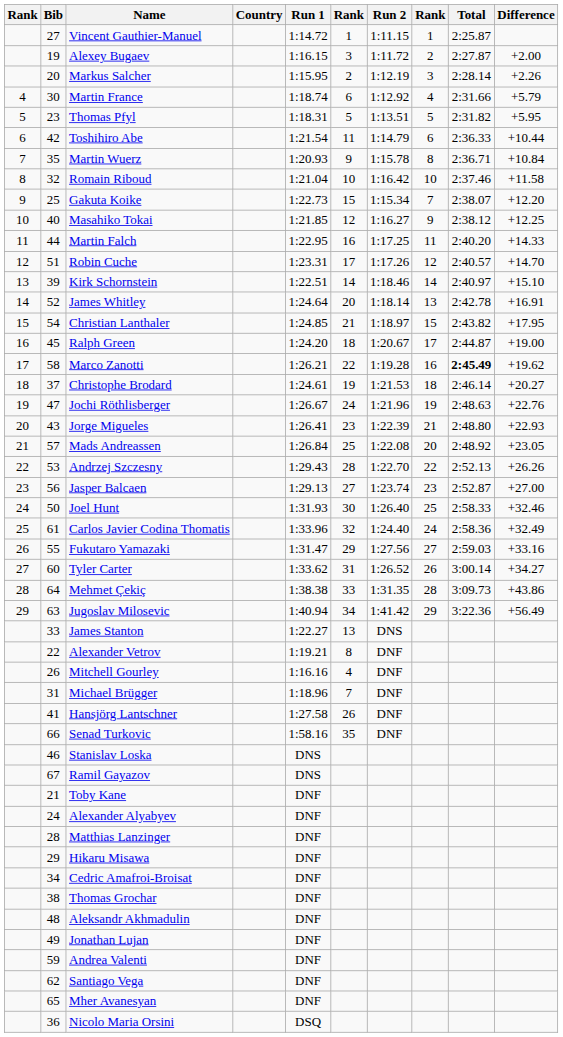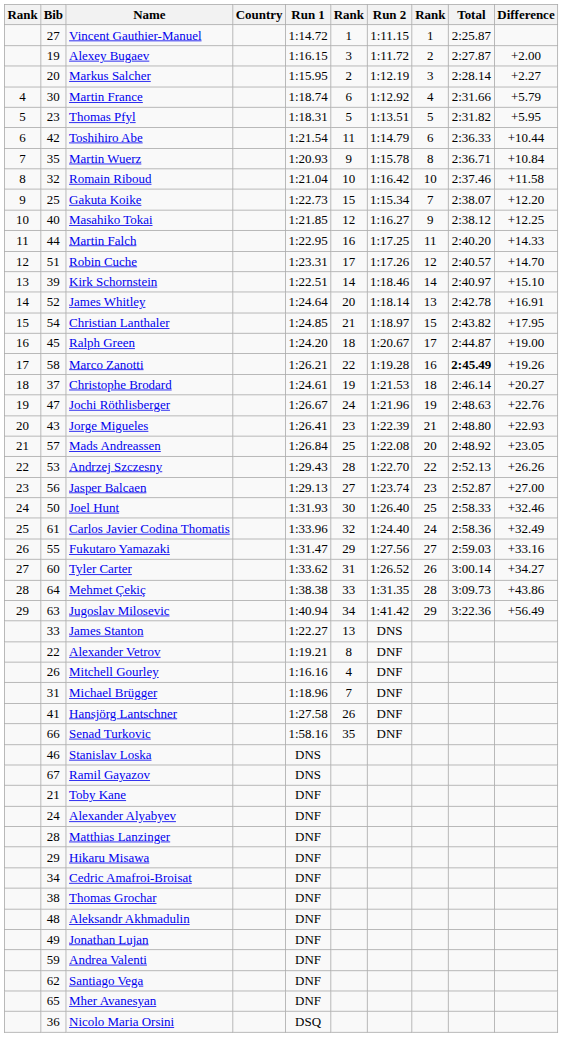(526, 76) +2.26 -> (526, 76) +2.27
(526, 364) +19.62 -> (526, 364) +19.26
